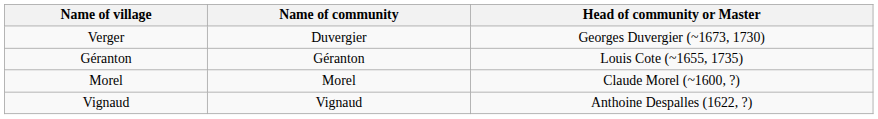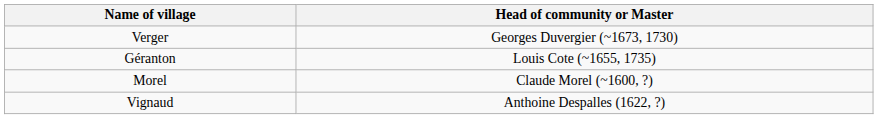- column: (339, 15)
